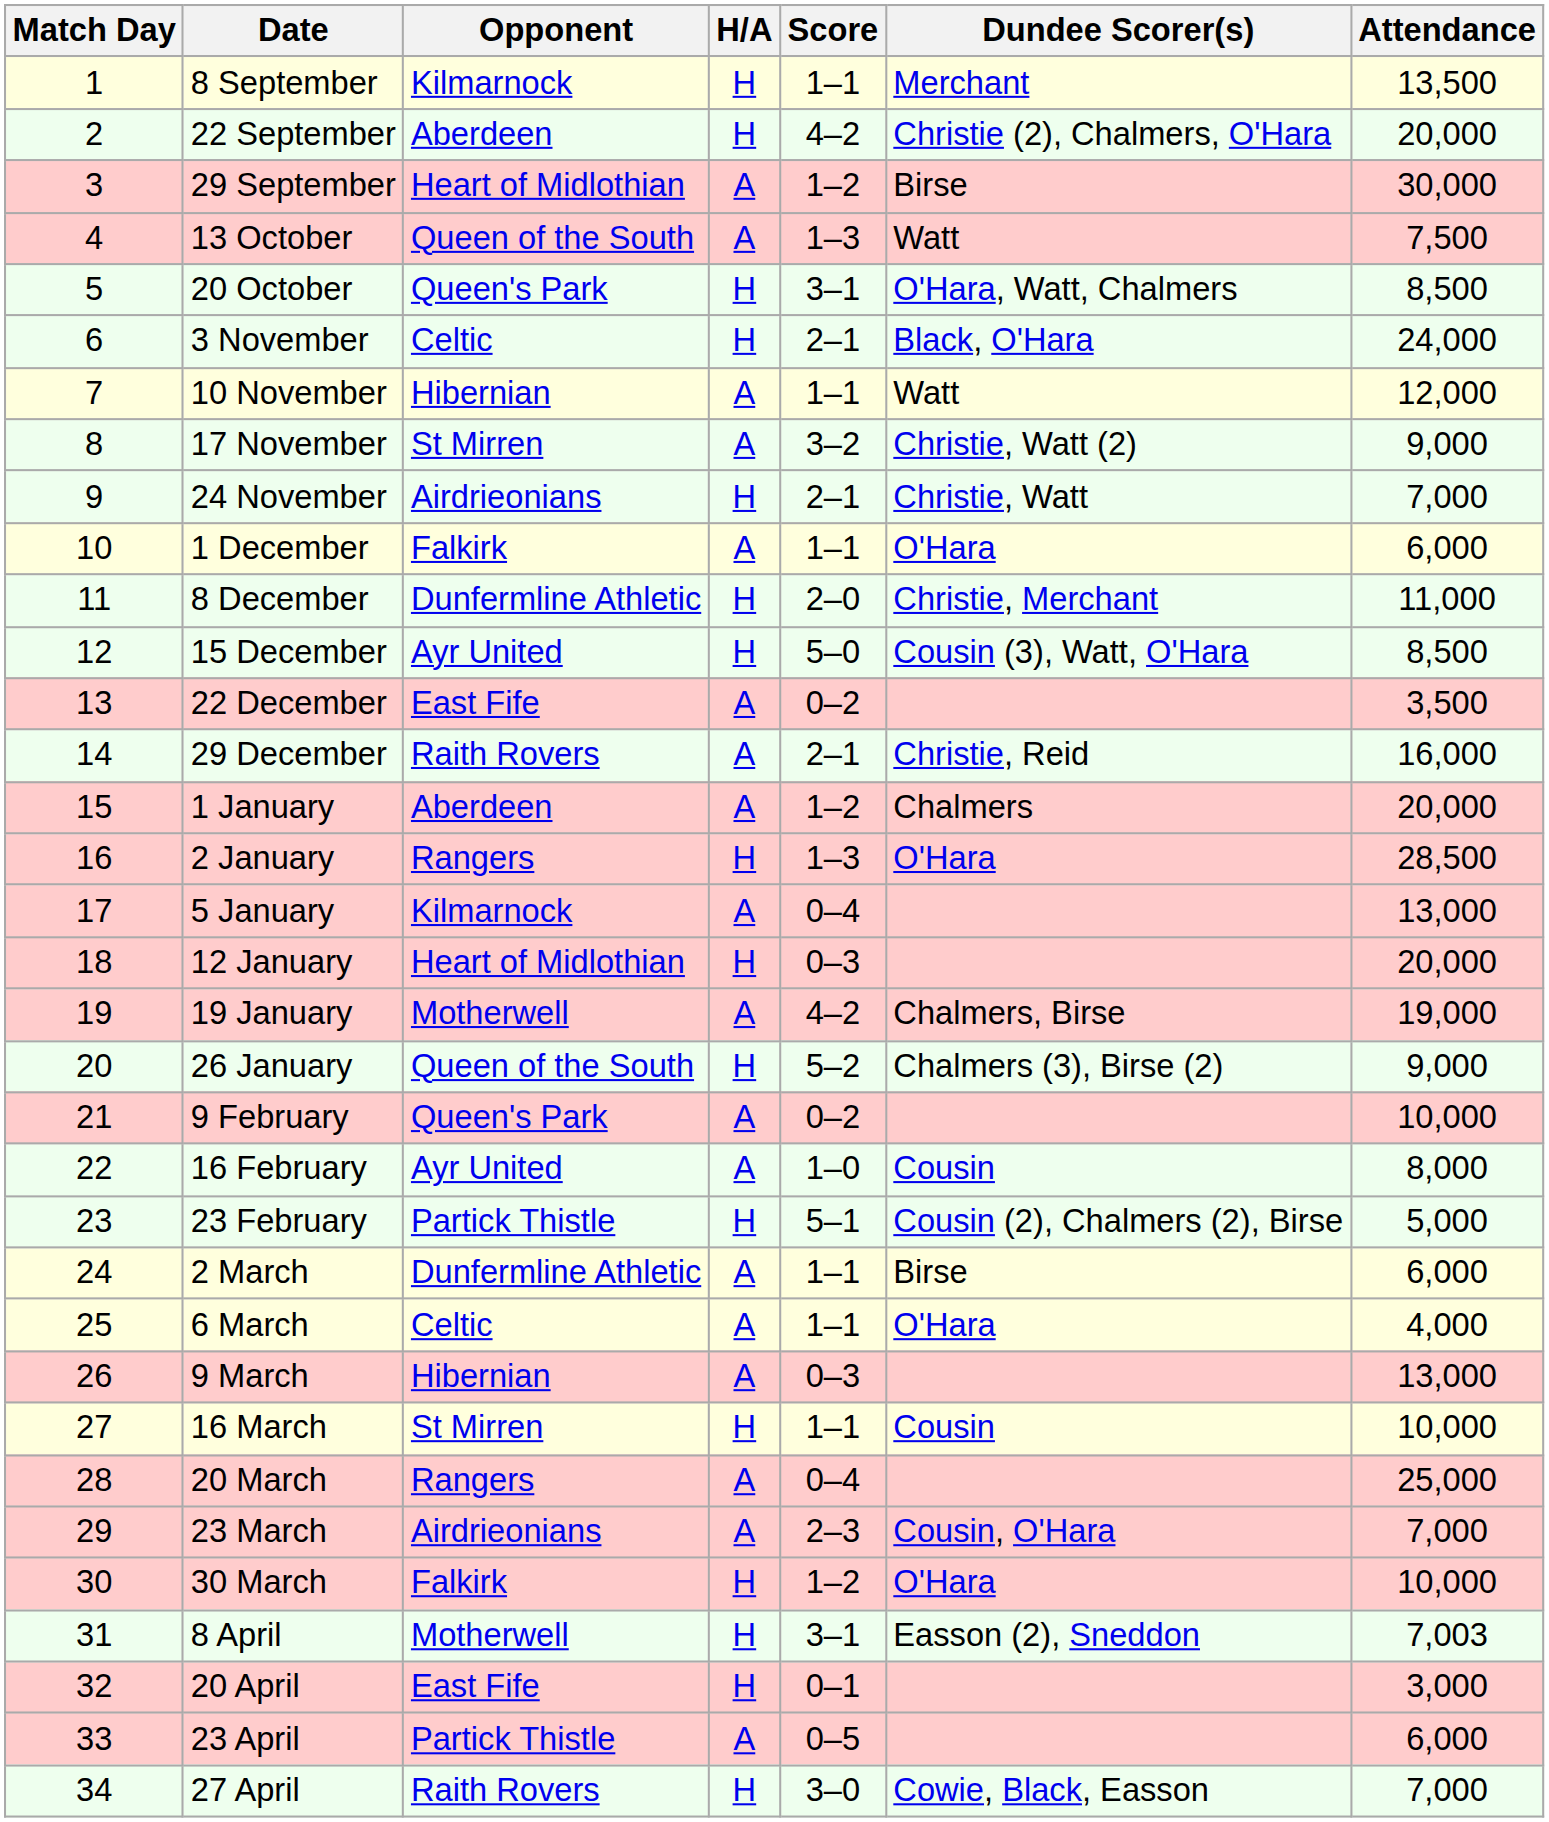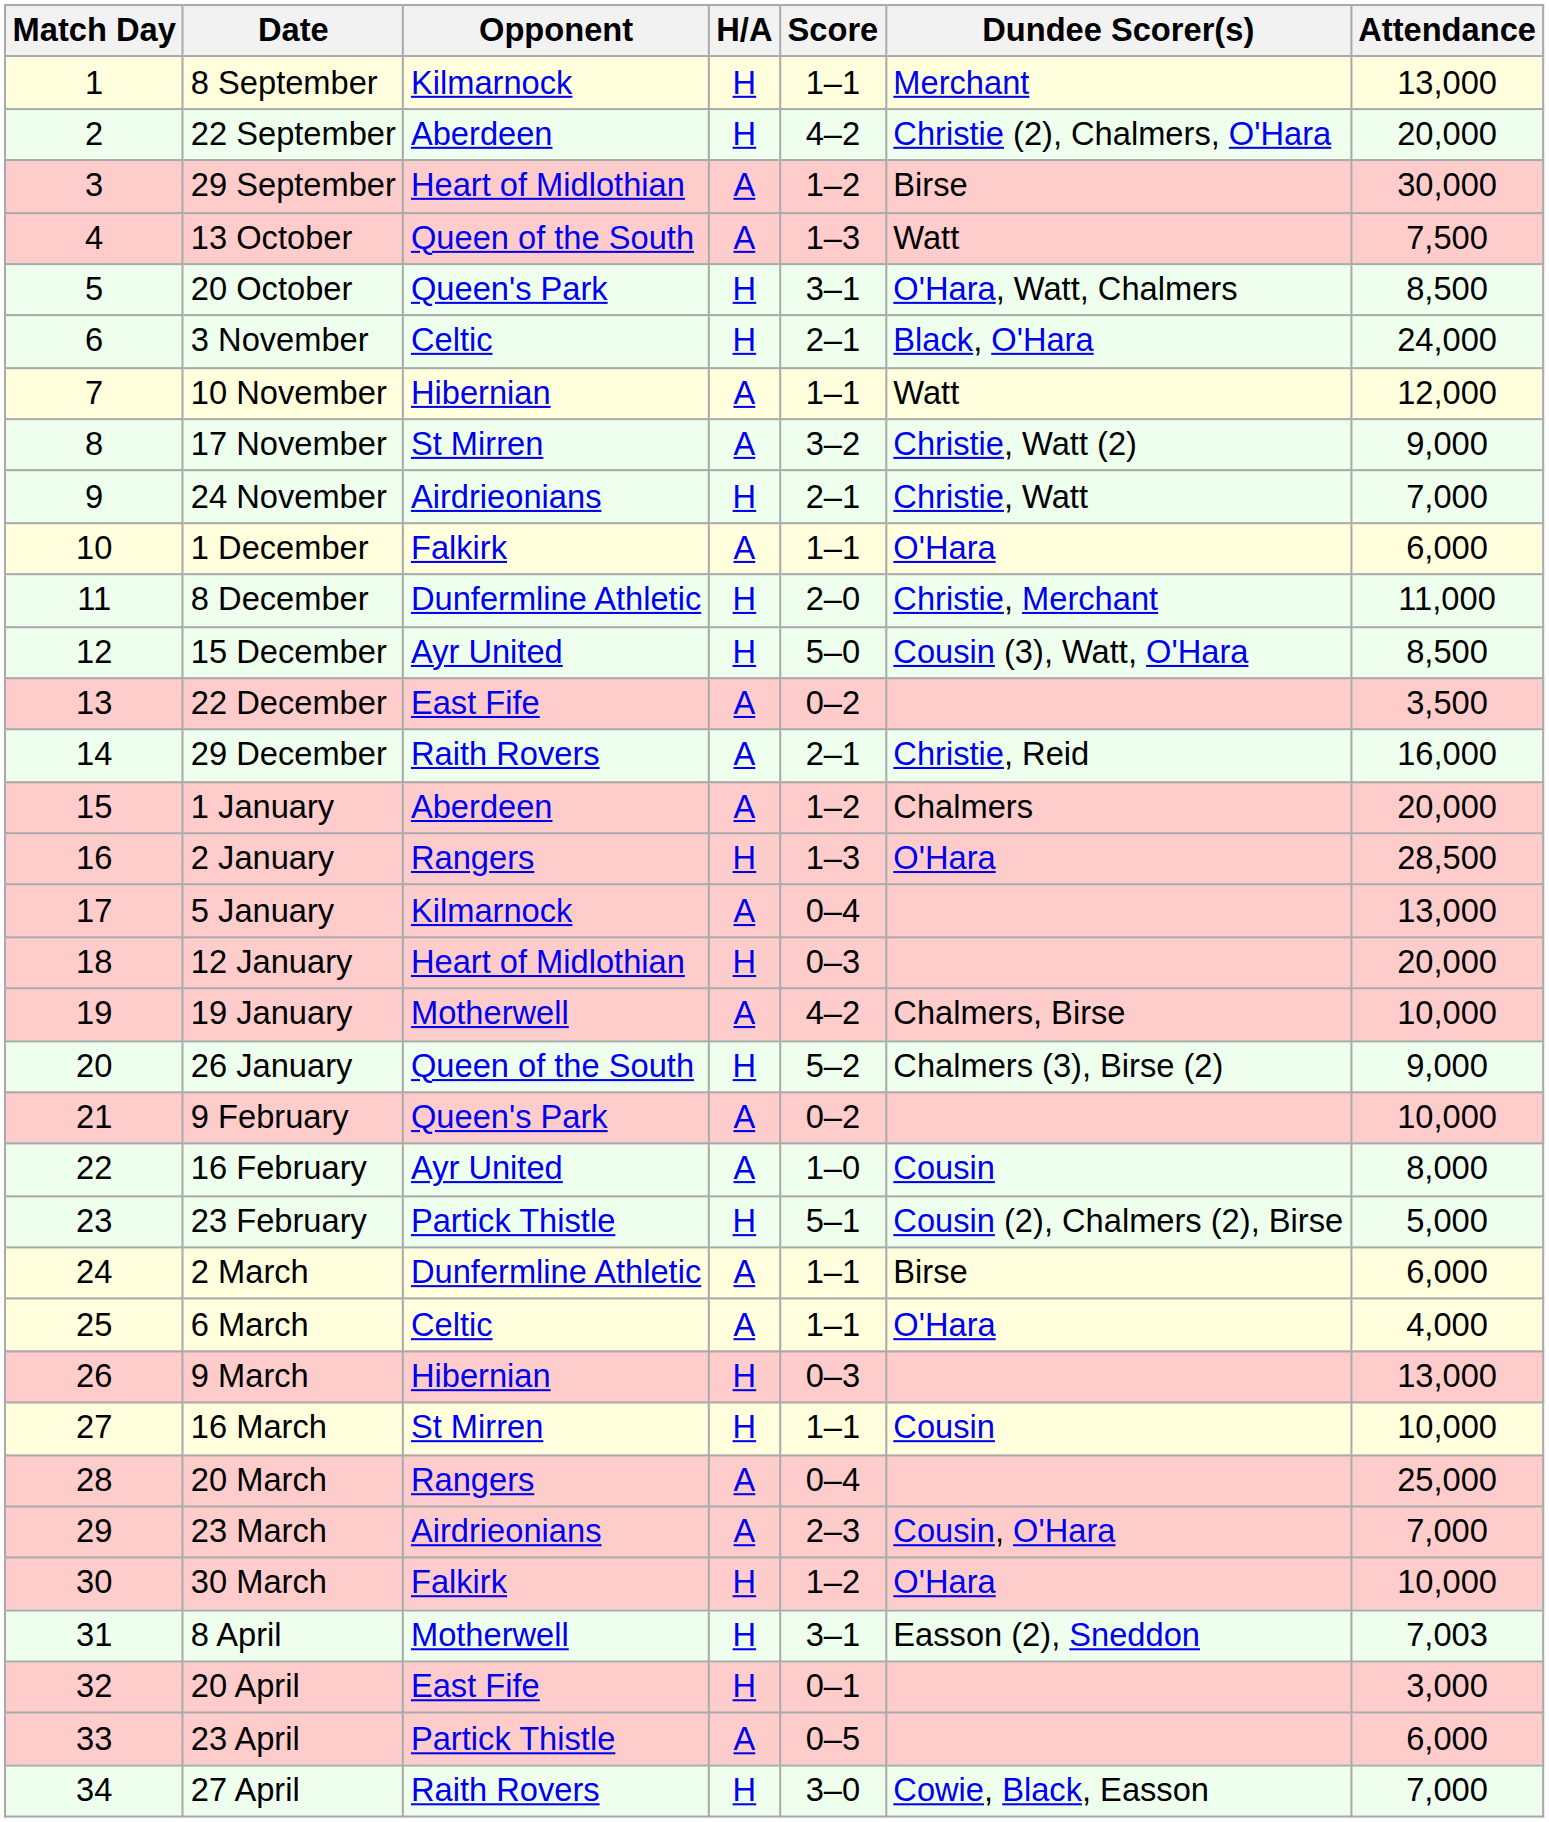(1447, 82) 13,500 -> (1447, 82) 13,000
(1447, 1013) 19,000 -> (1447, 1013) 10,000
(744, 1376) A -> (744, 1376) H
